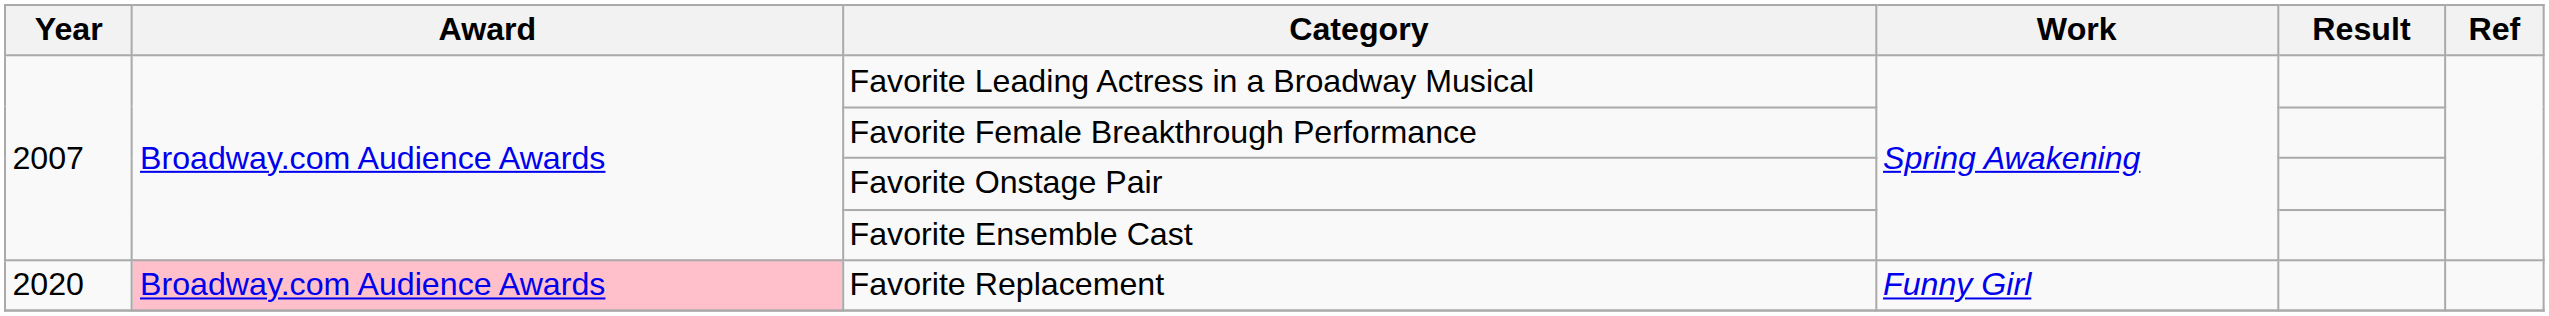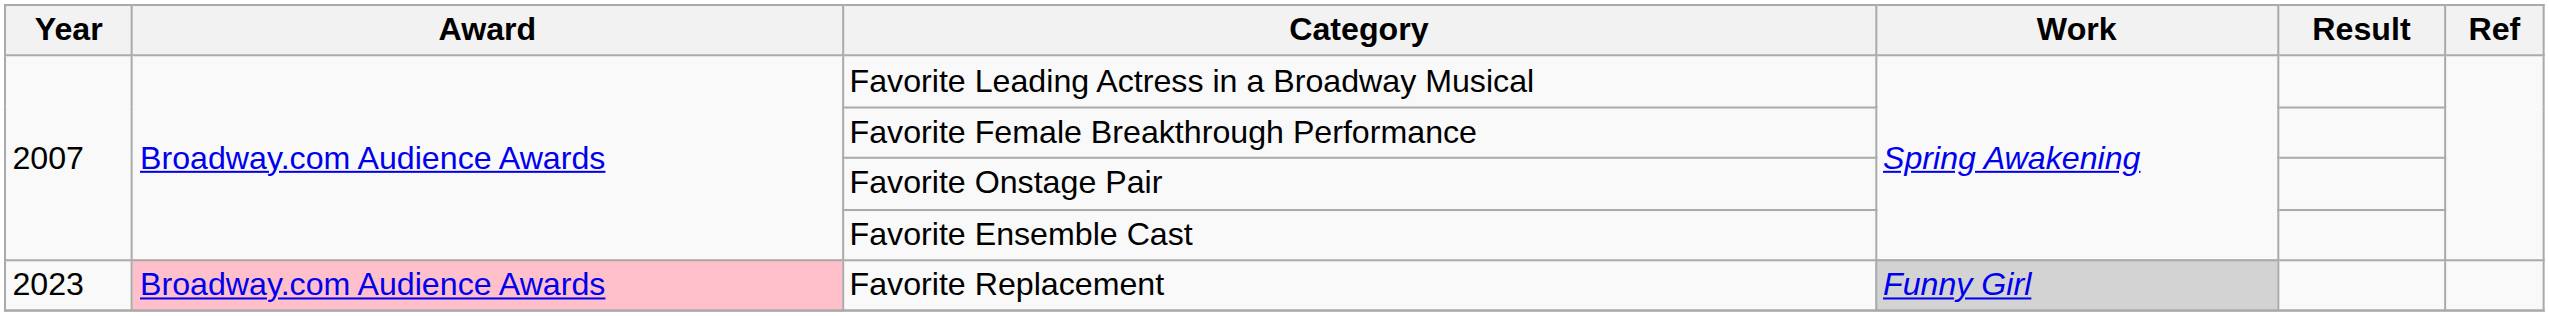(48, 285) 2020 -> (48, 285) 2023
(1957, 285) no background -> (1957, 285) lightgrey background
